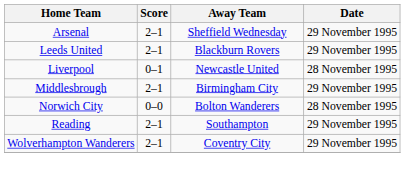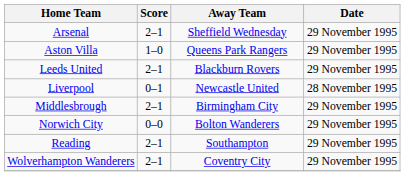+ row: (71, 50)
(352, 106) 28 November 1995 -> (352, 124) 29 November 1995
